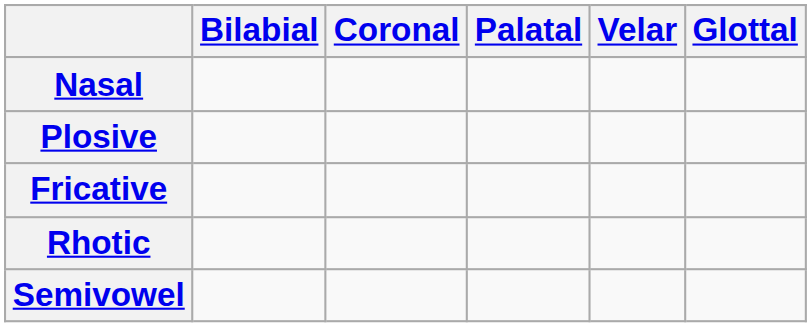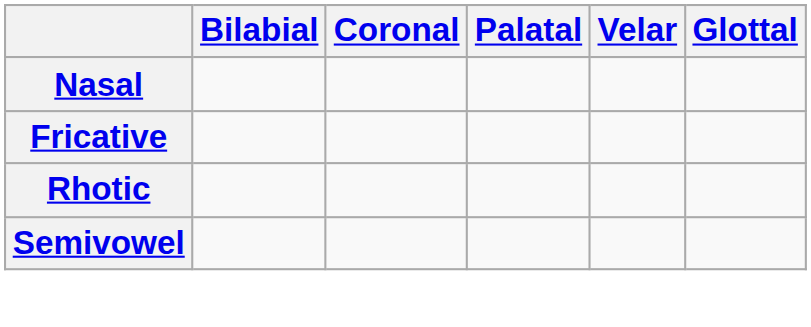- row: (99, 136)
